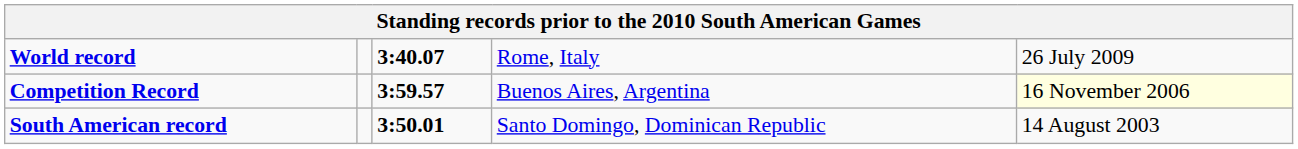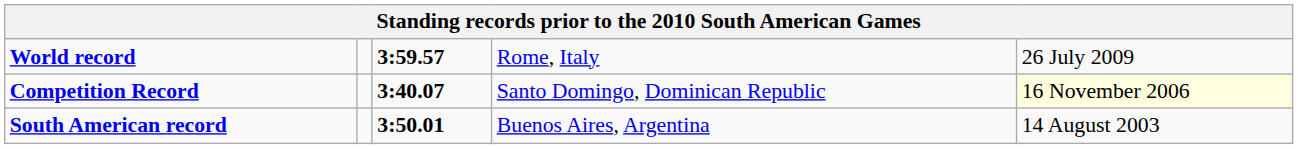(411, 56) 3:40.07 -> (411, 56) 3:59.57
(411, 90) 3:59.57 -> (411, 90) 3:40.07
(603, 90) Buenos Aires, Argentina -> (661, 90) Santo Domingo, Dominican Republic
(661, 125) Santo Domingo, Dominican Republic -> (603, 125) Buenos Aires, Argentina
